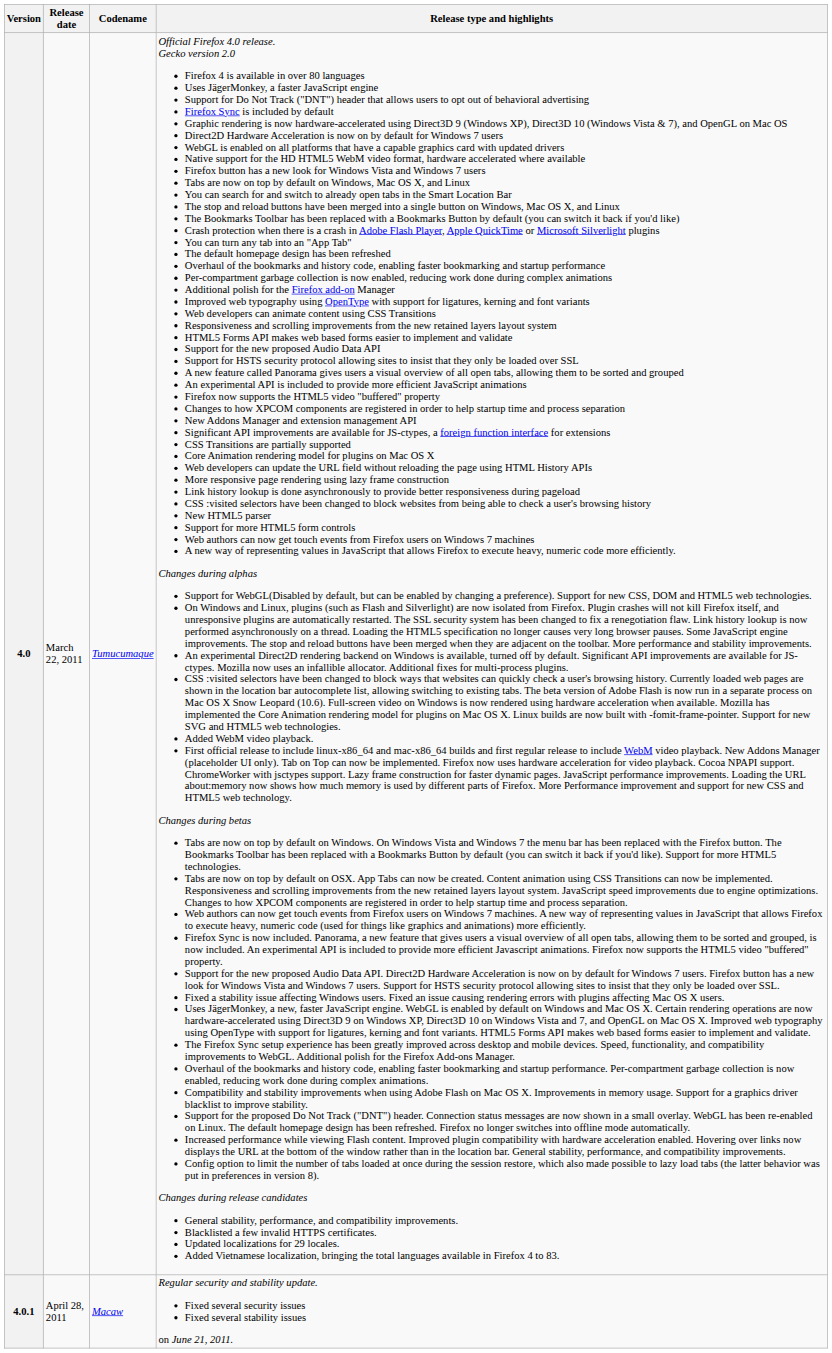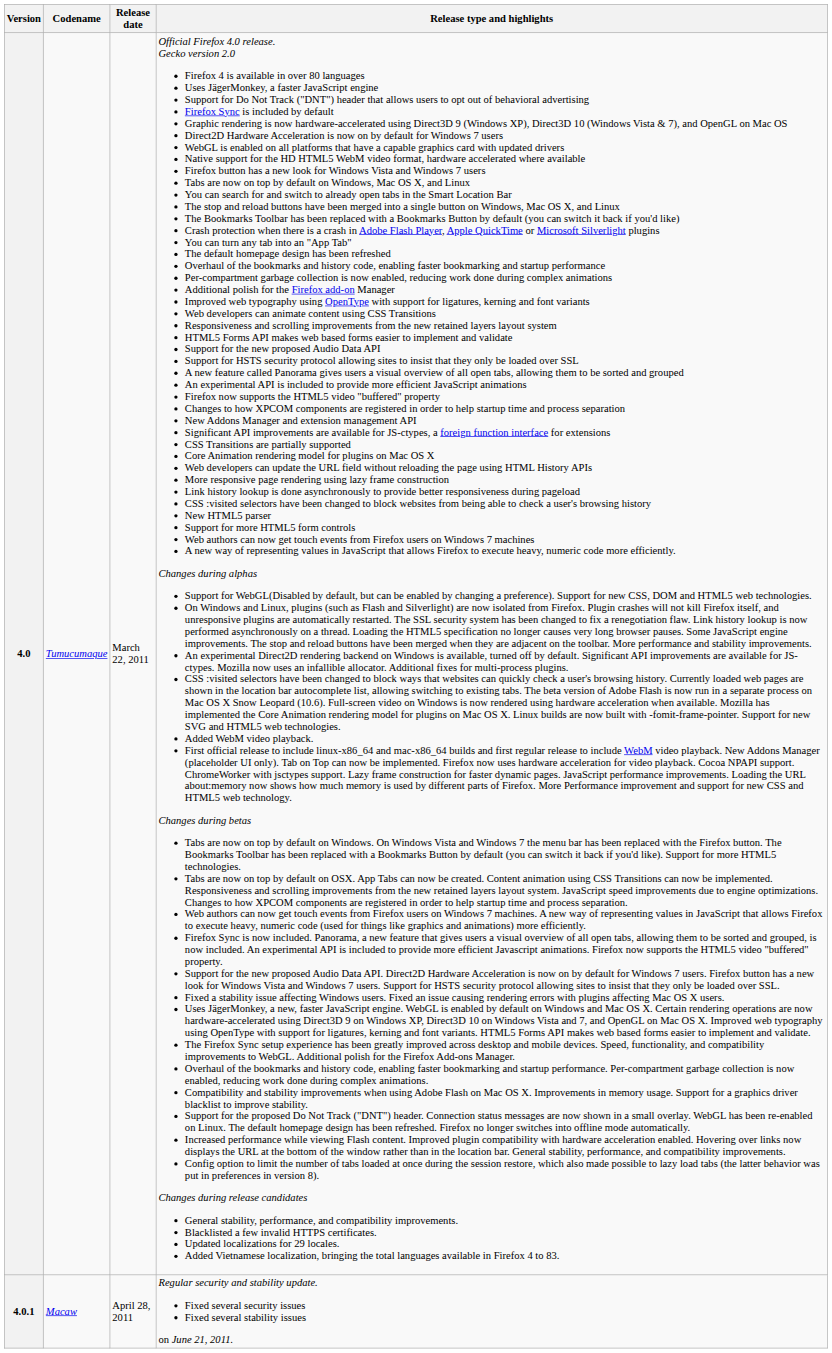columns swapped: (123, 18) <-> (66, 18)
